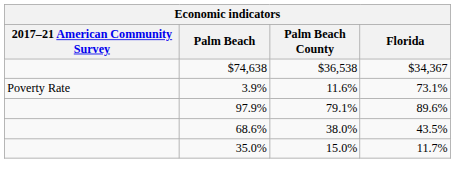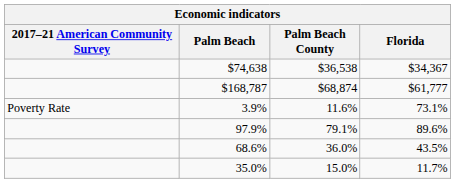+ row: (244, 88)
(342, 128) 38.0% -> (342, 148) 36.0%
